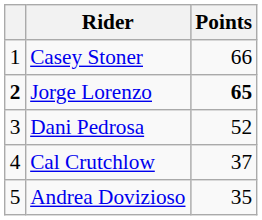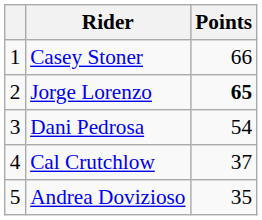(15, 92) bold -> (15, 92) normal
(241, 127) 52 -> (241, 127) 54
